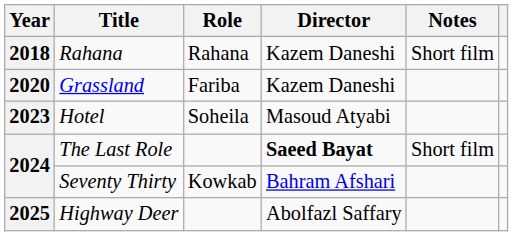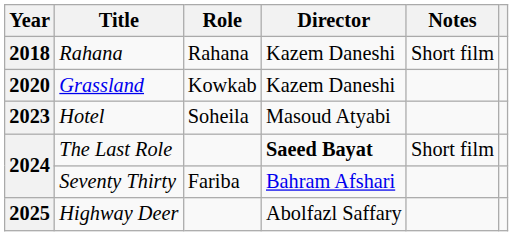(214, 85) Fariba -> (222, 85) Kowkab
(222, 181) Kowkab -> (214, 181) Fariba
